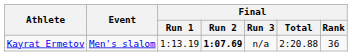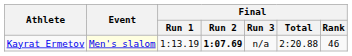(122, 43) no background -> (122, 43) lightyellow background
(334, 43) 36 -> (334, 43) 46
